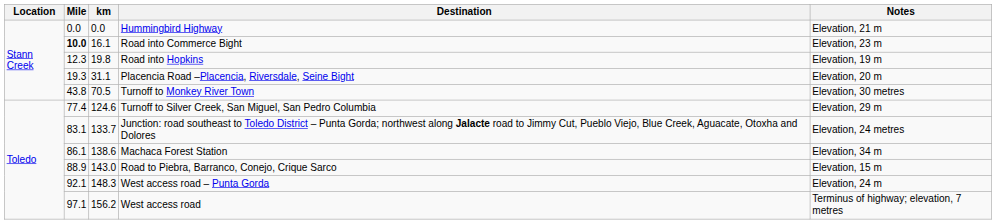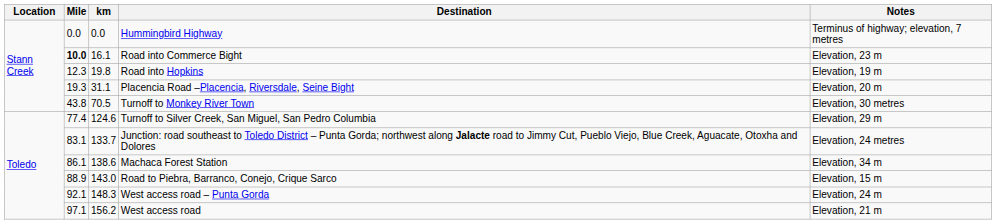(847, 28) Elevation, 21 m -> (887, 34) Terminus of highway; elevation, 7 metres
(887, 205) Terminus of highway; elevation, 7 metres -> (847, 211) Elevation, 21 m
